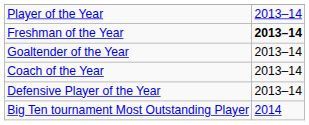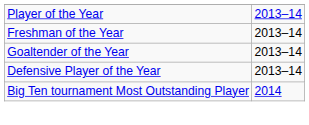(278, 33) bold -> (278, 33) normal
- row: (56, 71)
